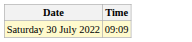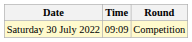+ column: (159, 12)
